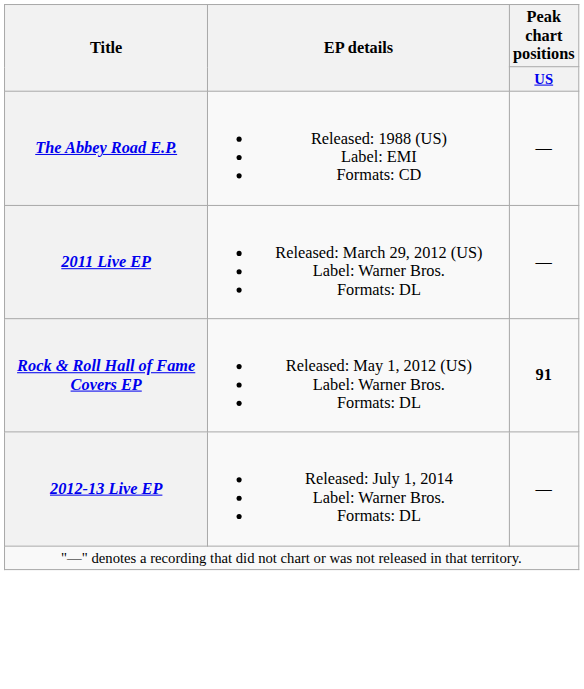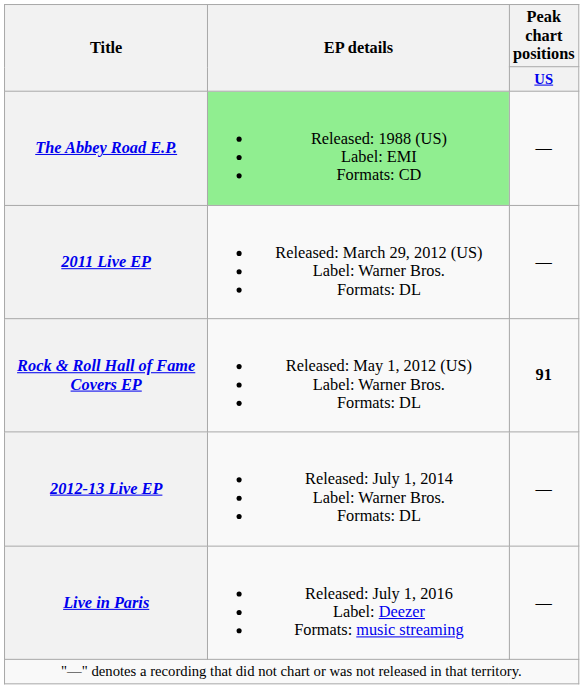(359, 157) no background -> (359, 157) lightgreen background
+ row: (106, 602)
